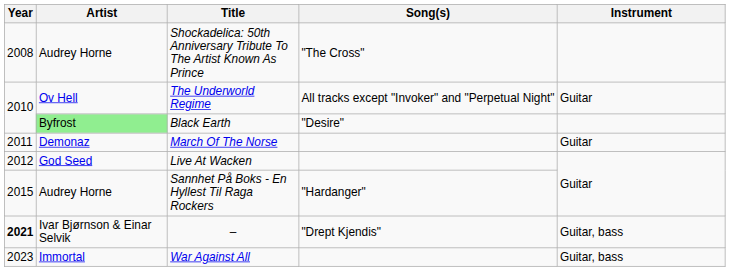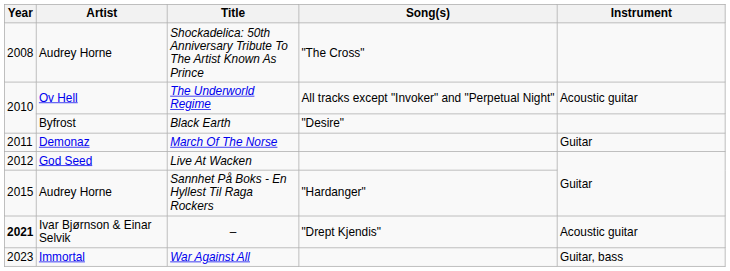(576, 98) Guitar -> (599, 98) Acoustic guitar
(57, 123) lightgreen background -> (57, 123) no background
(592, 231) Guitar, bass -> (599, 231) Acoustic guitar
